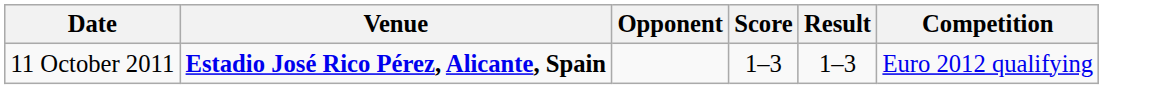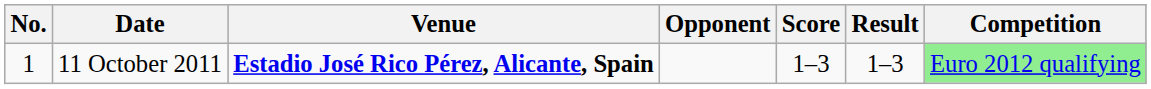+ column: (29, 24)
(988, 63) no background -> (1035, 63) lightgreen background
